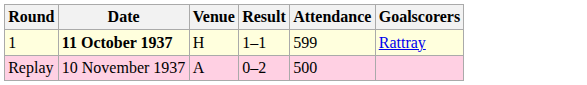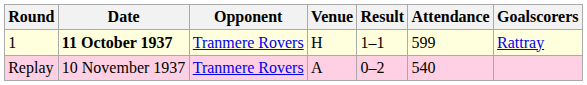+ column: (248, 17)
(305, 67) 500 -> (423, 67) 540
